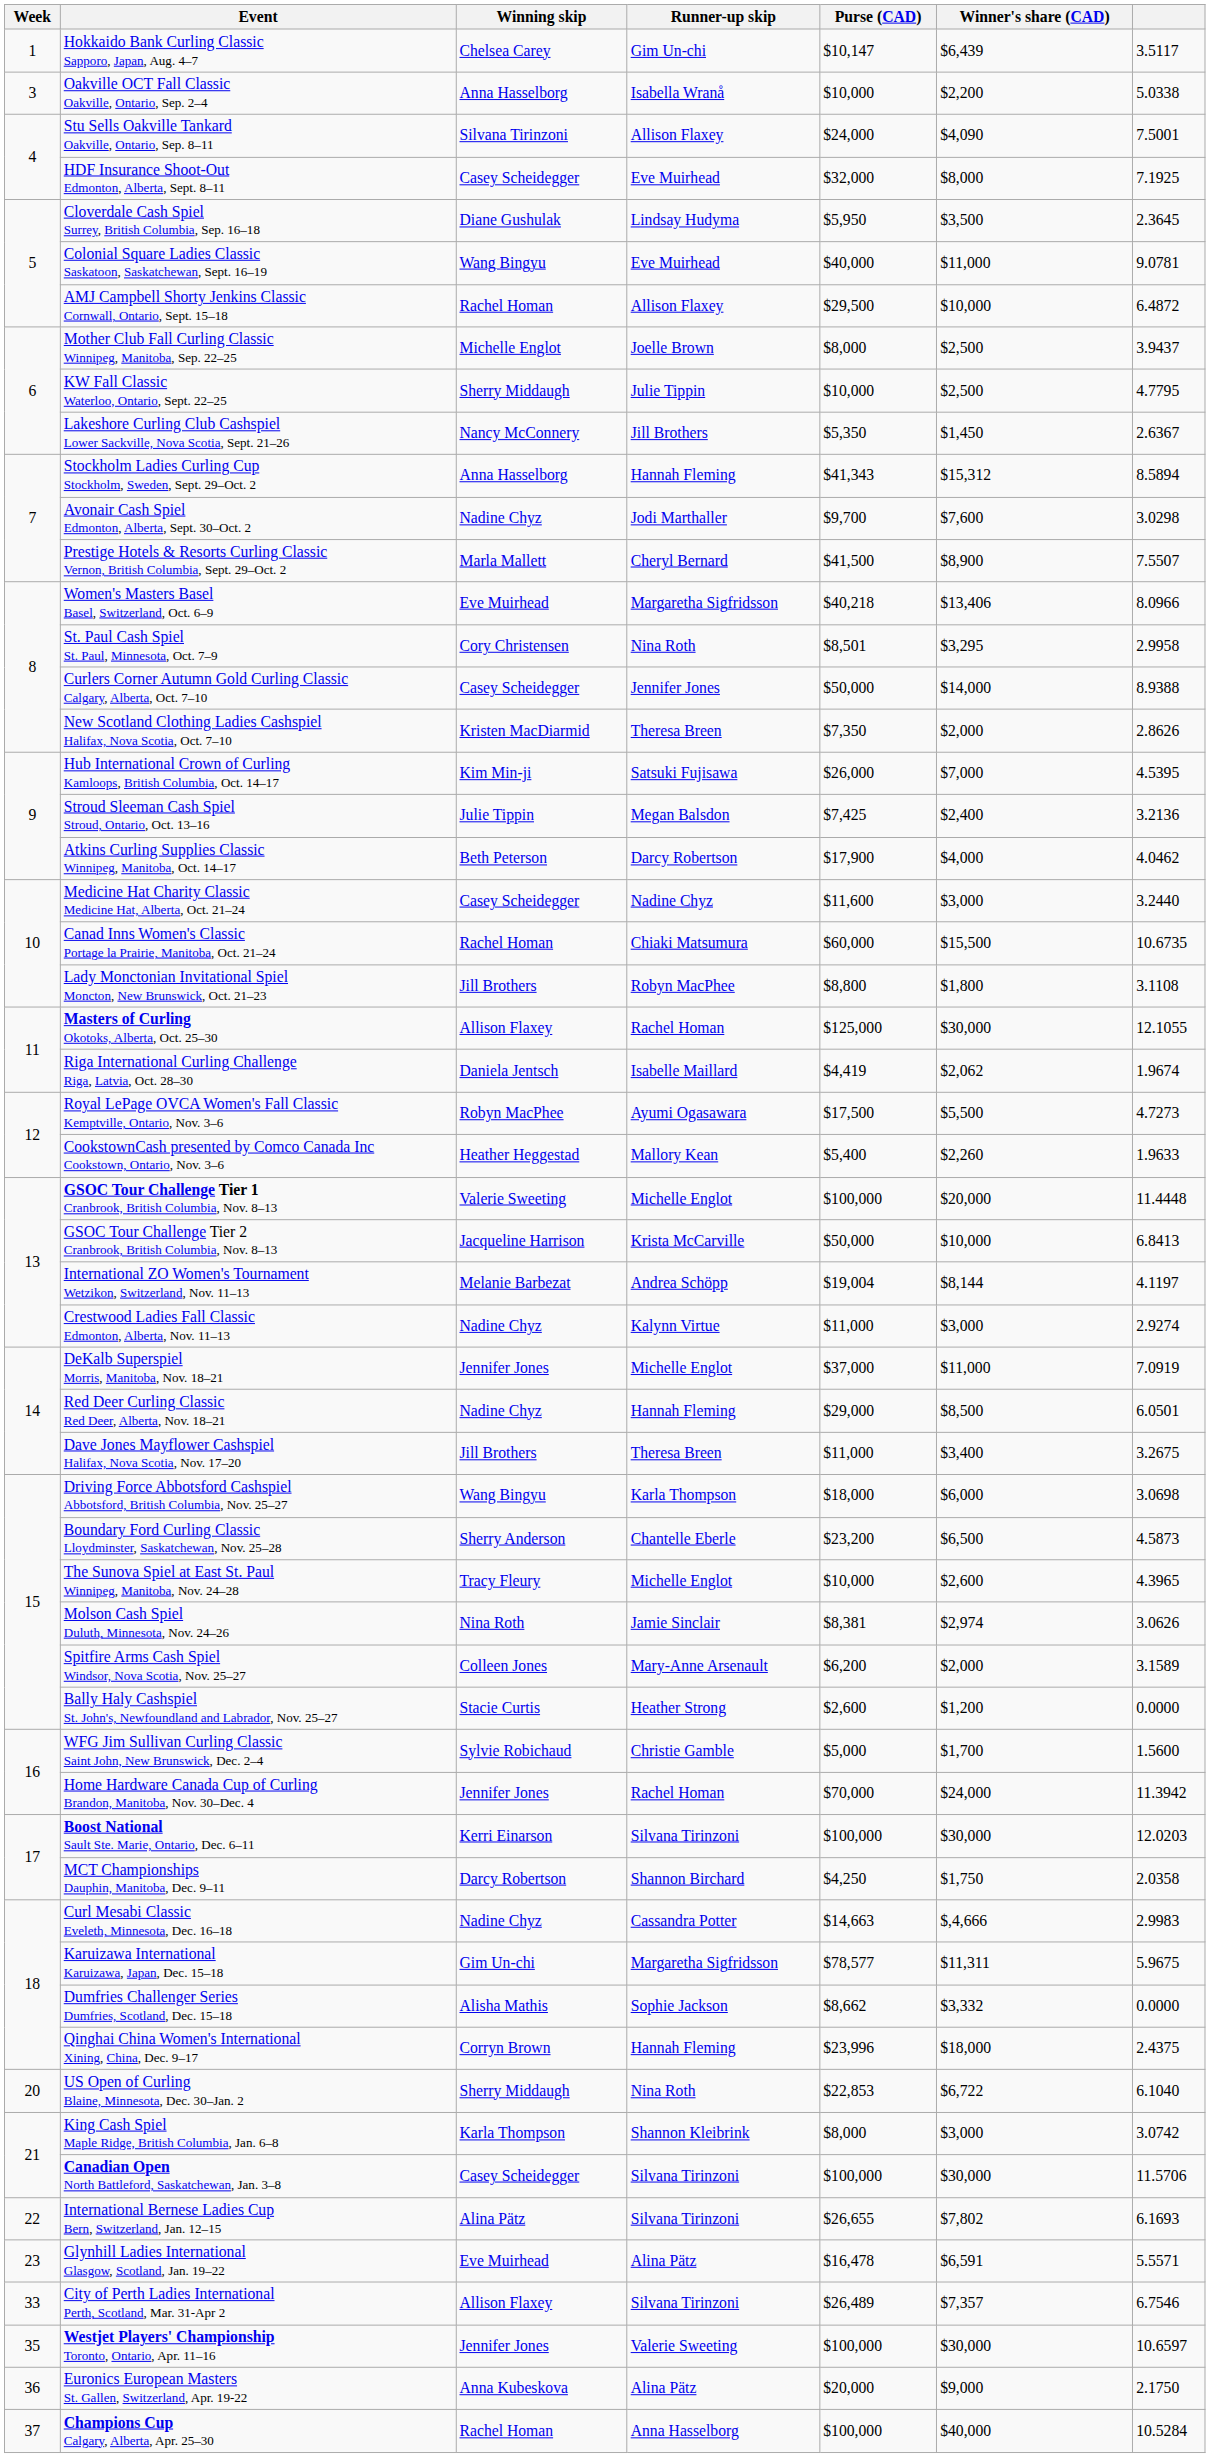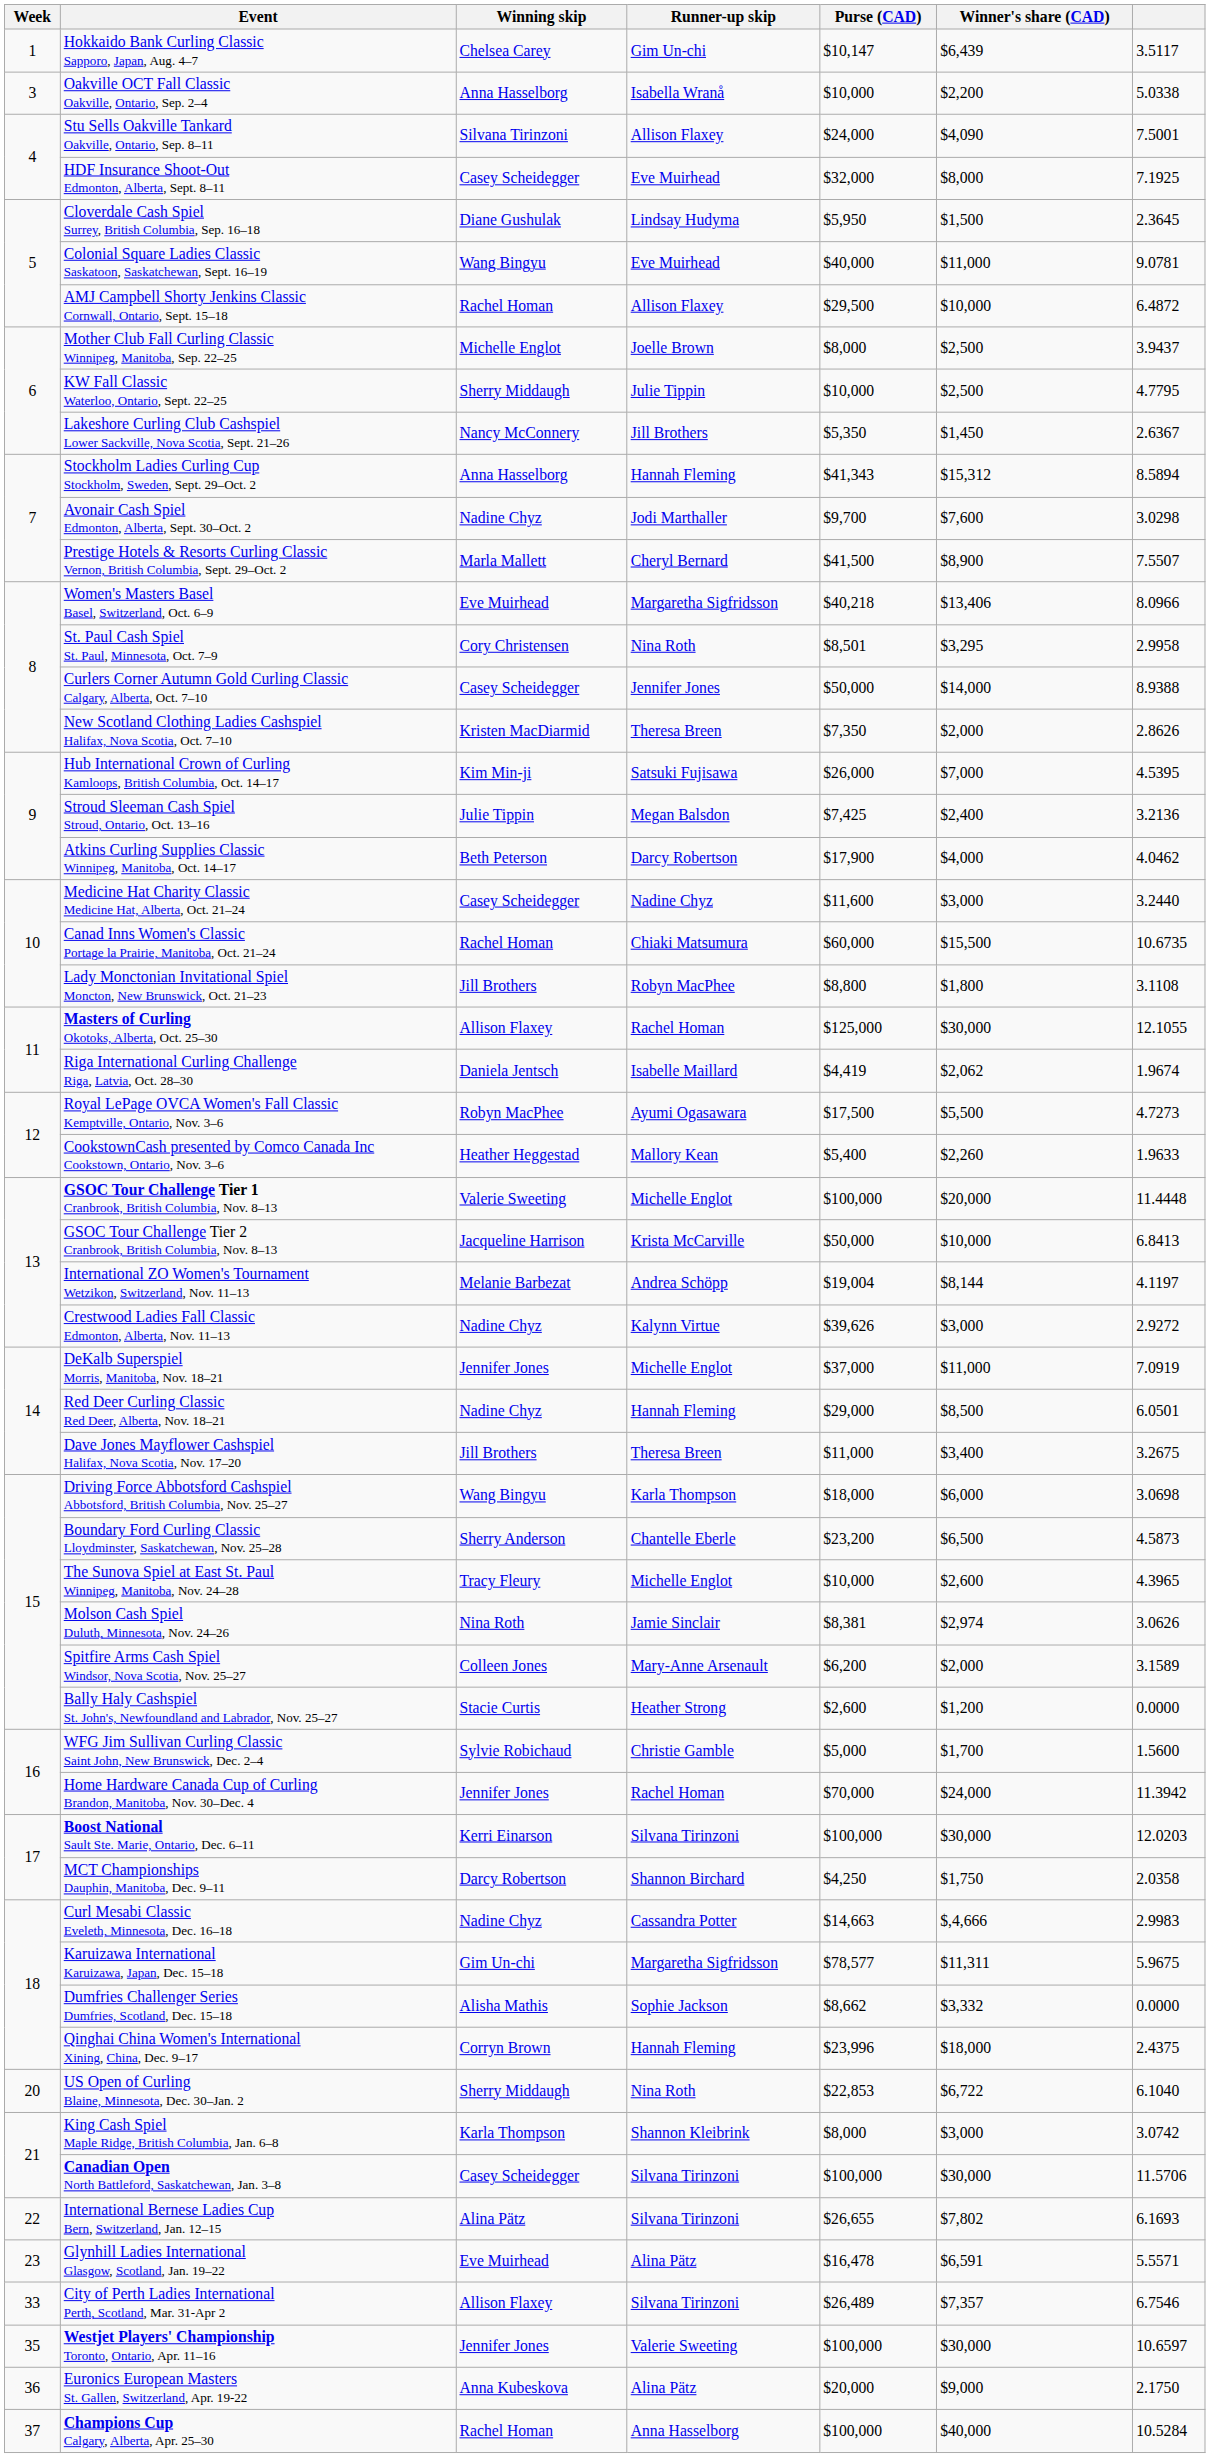(962, 220) $3,500 -> (962, 220) $1,500
(848, 1325) $11,000 -> (849, 1325) $39,626
(1158, 1325) 2.9274 -> (1158, 1325) 2.9272
